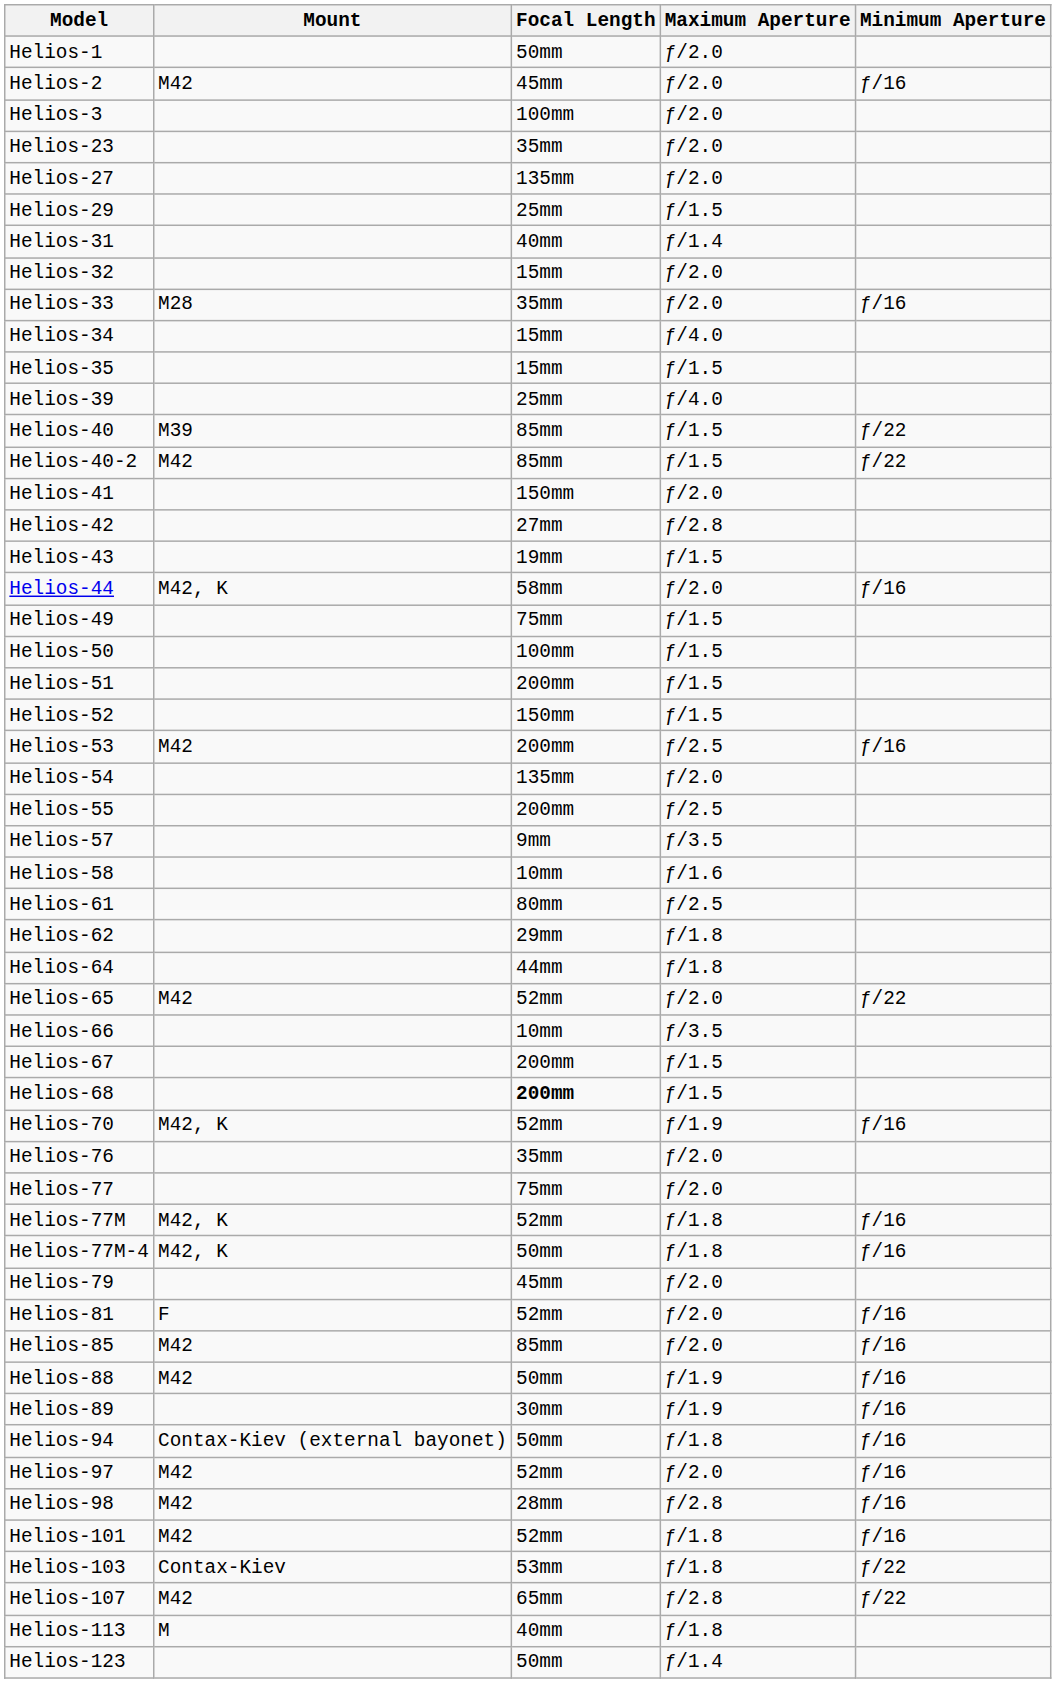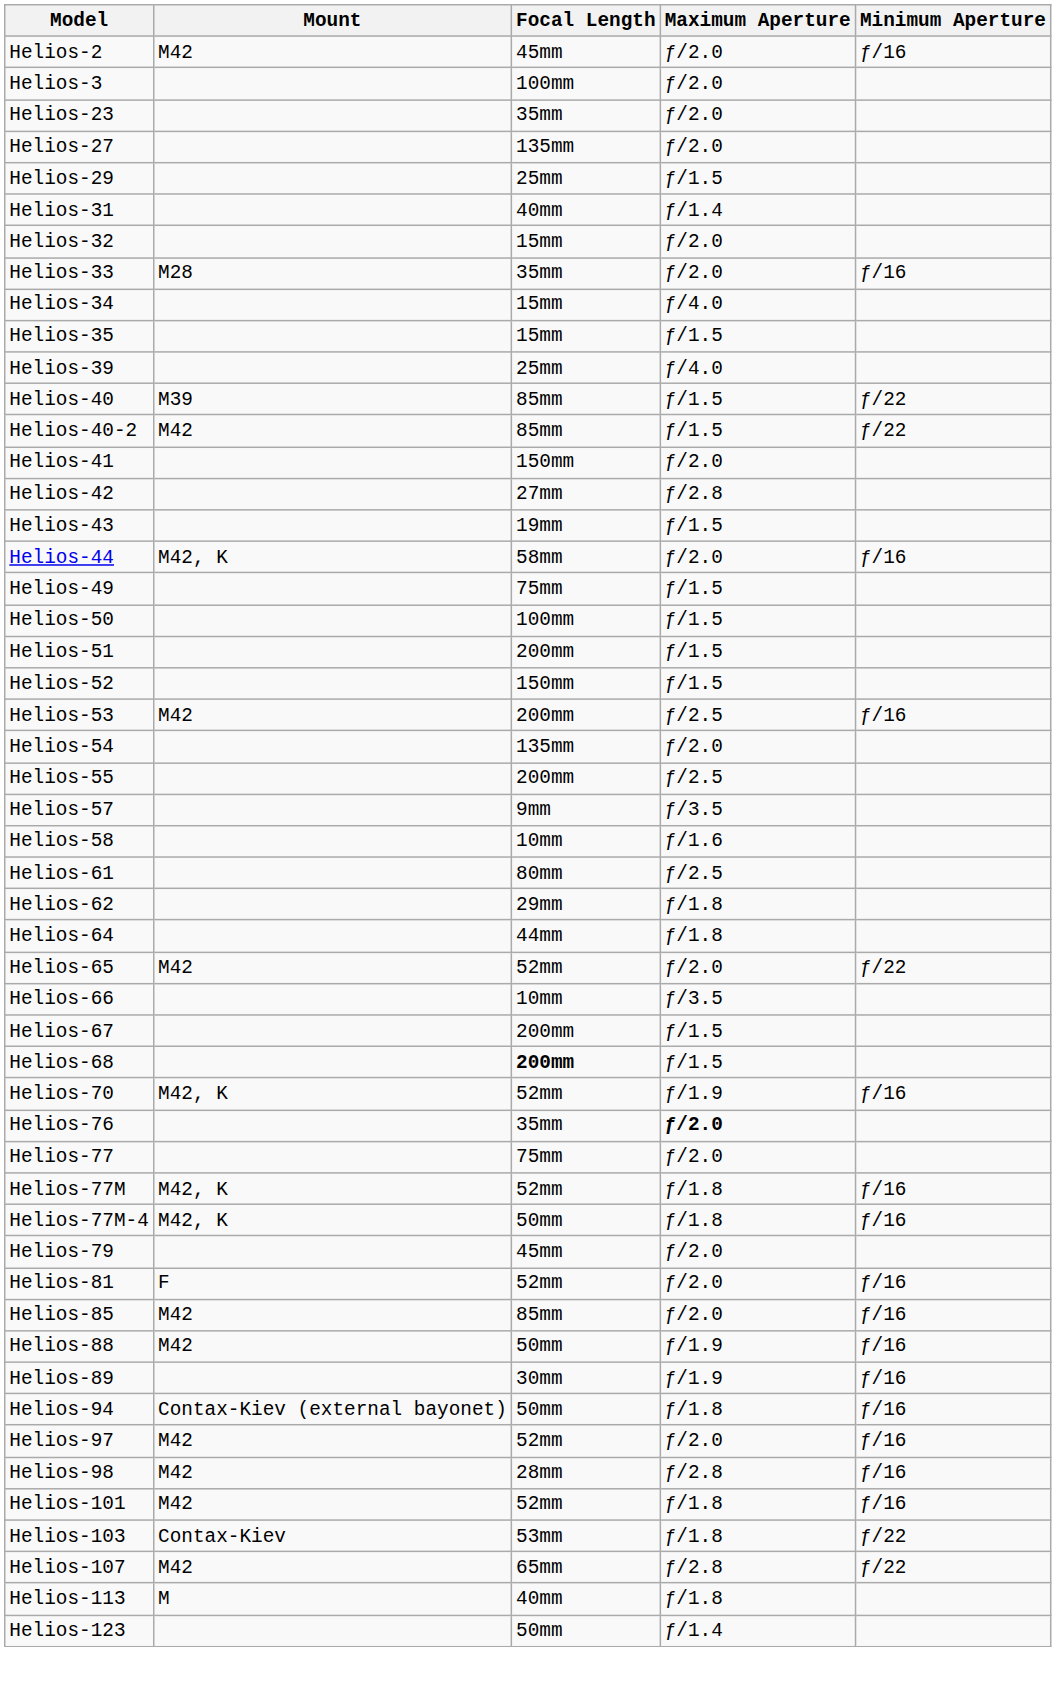- row: (56, 52)
(694, 1157) normal -> (694, 1125) bold
